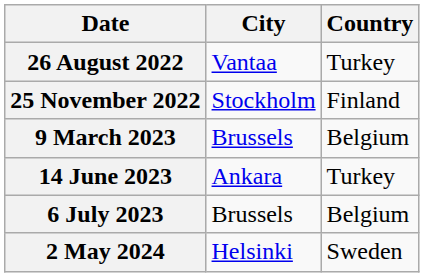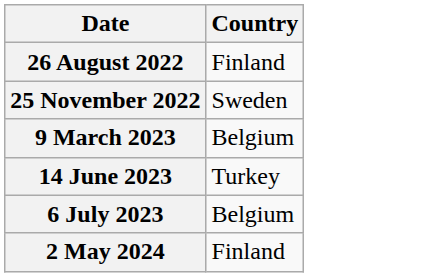- column: (264, 23)
(361, 61) Turkey -> (248, 61) Finland
(363, 99) Finland -> (250, 99) Sweden
(365, 251) Sweden -> (248, 251) Finland
